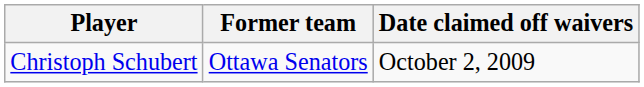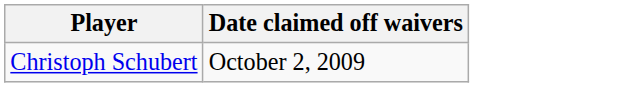- column: (288, 23)
